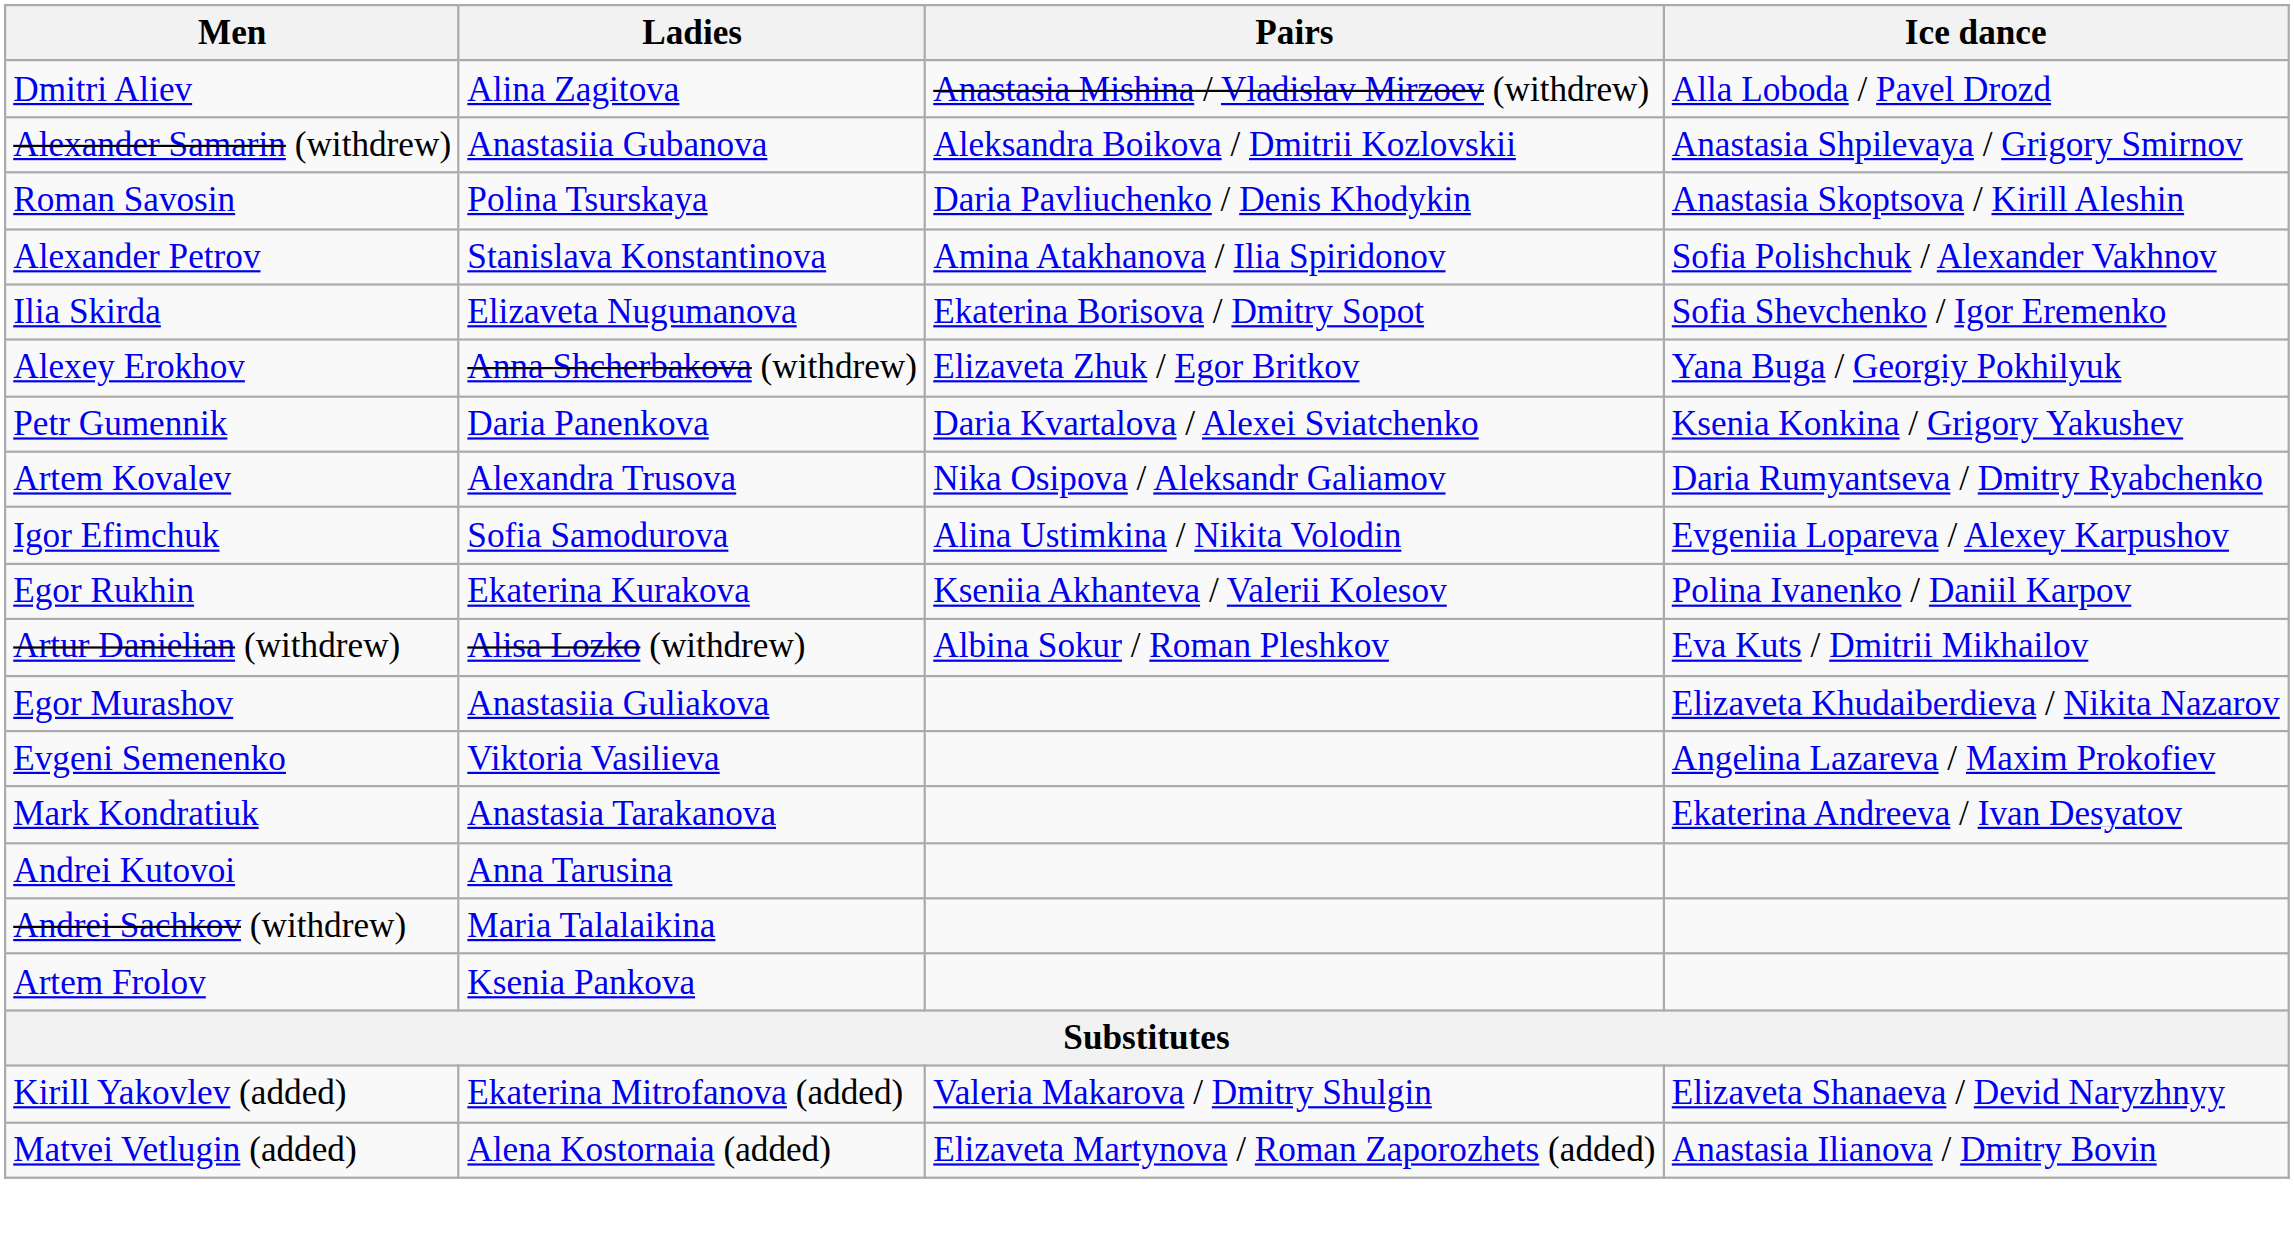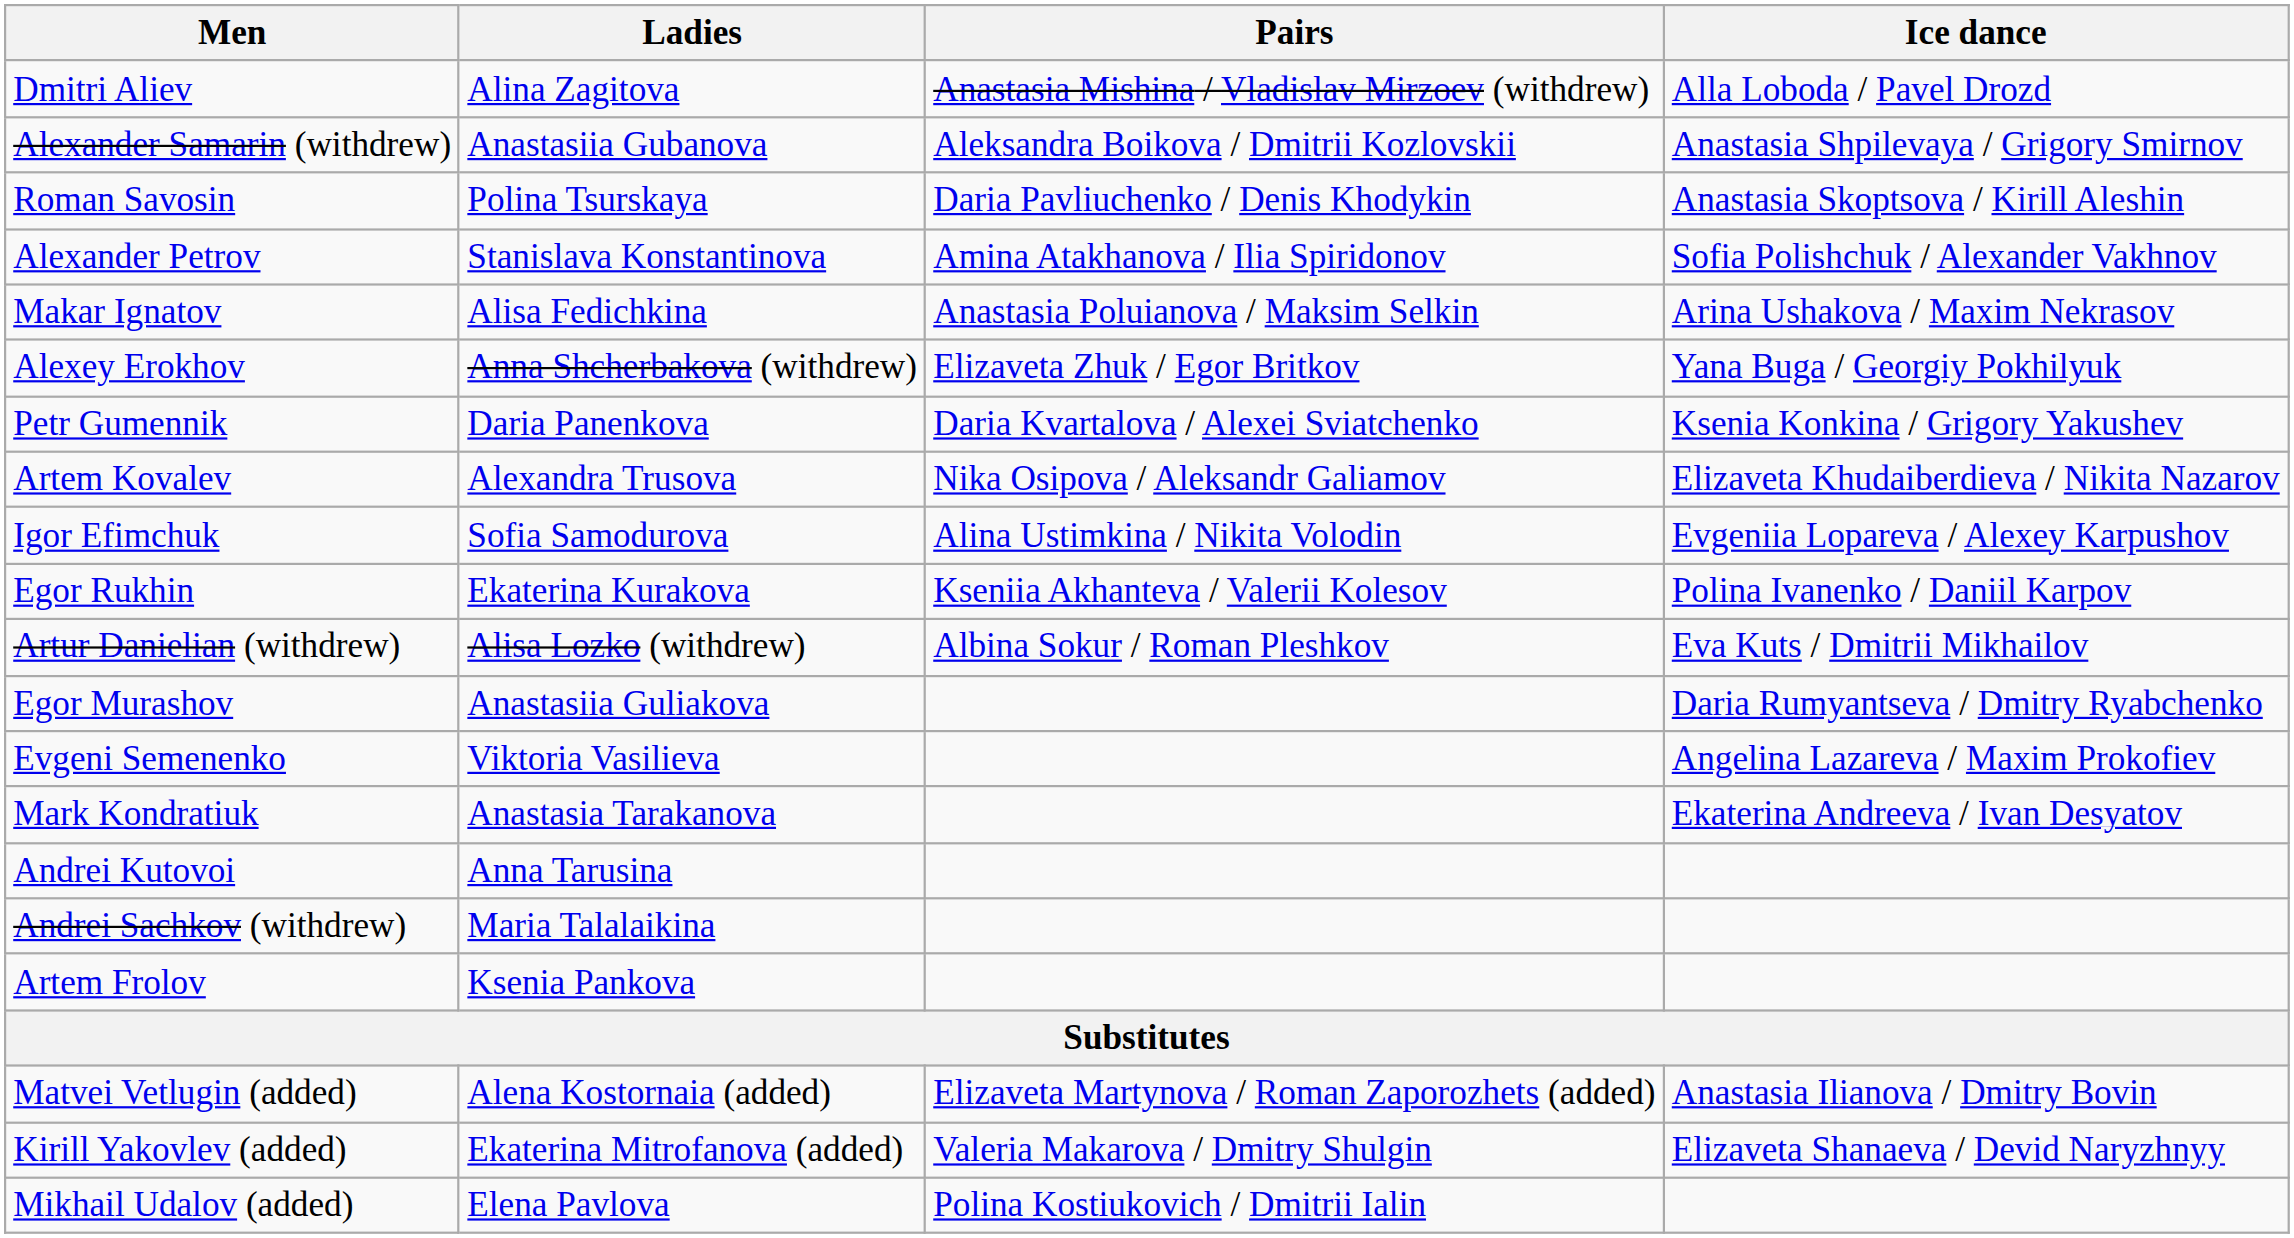- row: (87, 311)
+ row: (117, 311)
(1967, 479) Daria Rumyantseva / Dmitry Ryabchenko -> (1976, 479) Elizaveta Khudaiberdieva / Nikita Nazarov
(1976, 702) Elizaveta Khudaiberdieva / Nikita Nazarov -> (1967, 702) Daria Rumyantseva / Dmitry Ryabchenko
rows swapped: (185, 1148) <-> (180, 1093)
+ row: (183, 1204)
